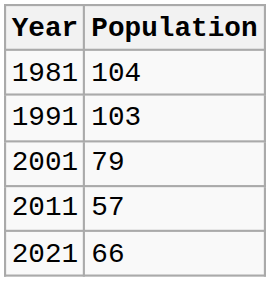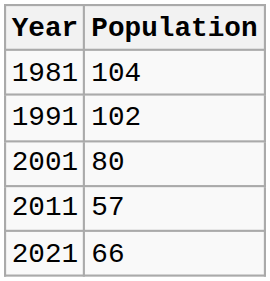(116, 118) 103 -> (116, 118) 102
(108, 163) 79 -> (108, 163) 80
